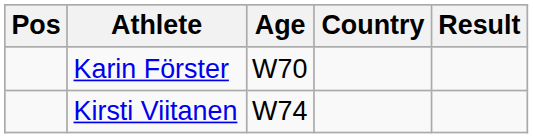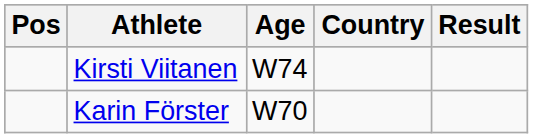rows swapped: (151, 68) <-> (155, 111)
